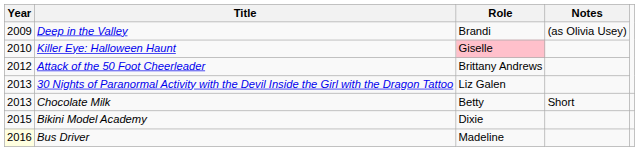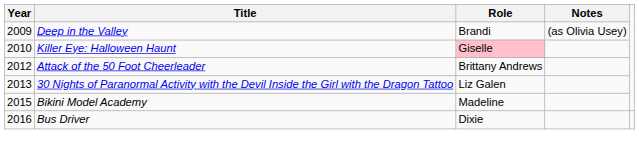- row: (74, 102)
(471, 119) Dixie -> (481, 102) Madeline
(19, 137) lightyellow background -> (19, 119) no background
(481, 137) Madeline -> (471, 119) Dixie
